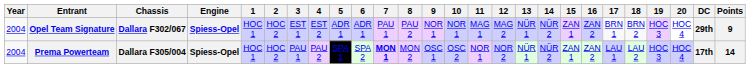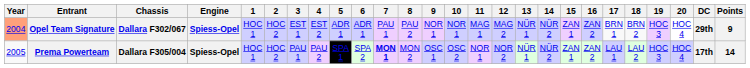(16, 29) no background -> (16, 29) lightsalmon background
(16, 52) 2004 -> (16, 52) 2005
